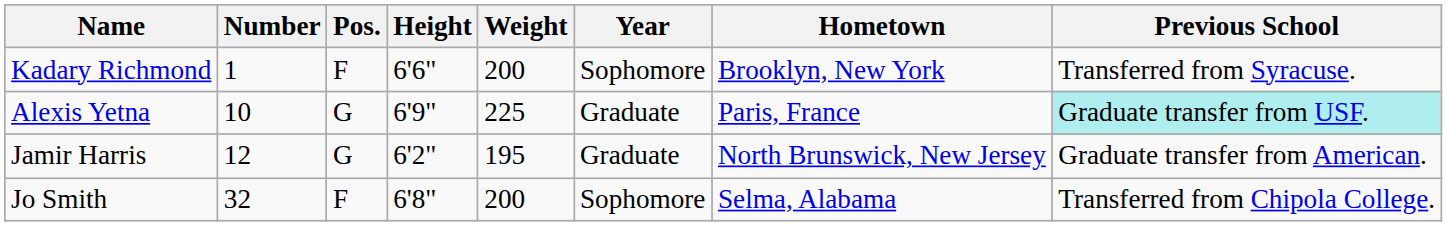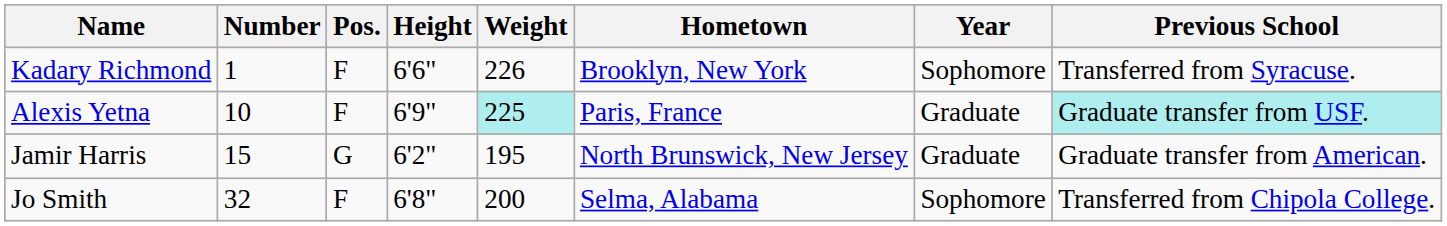columns swapped: (643, 26) <-> (882, 26)
(505, 69) 200 -> (505, 69) 226
(343, 112) G -> (341, 112) F
(505, 112) no background -> (505, 112) paleturquoise background
(237, 155) 12 -> (237, 155) 15
